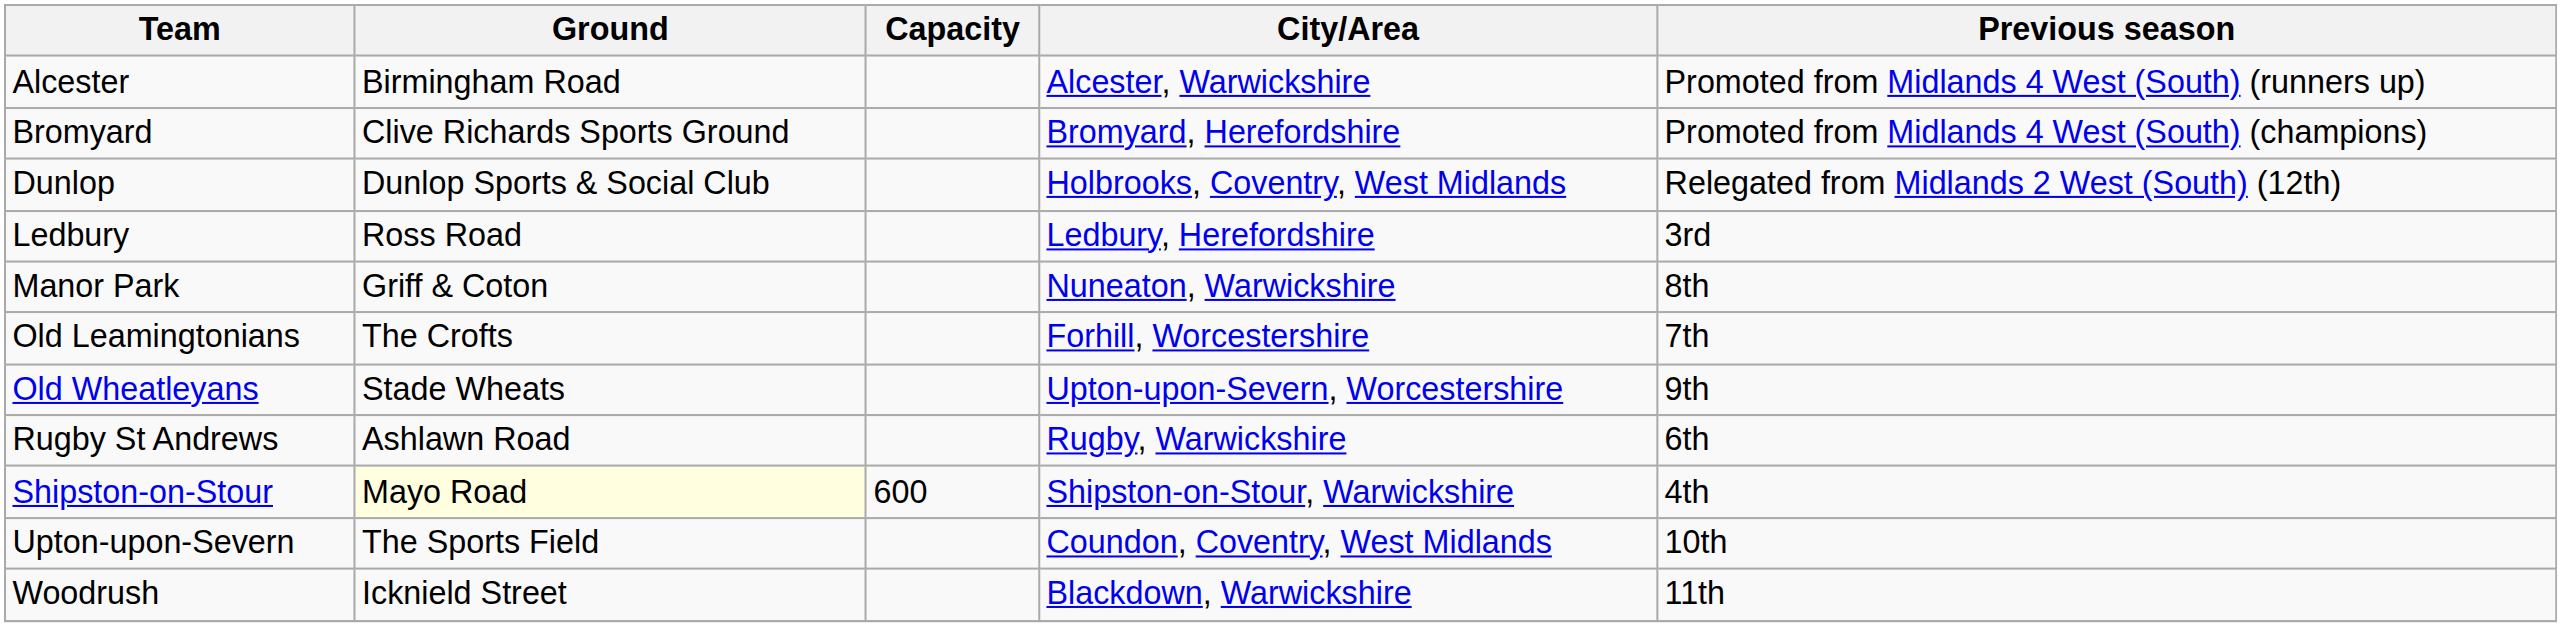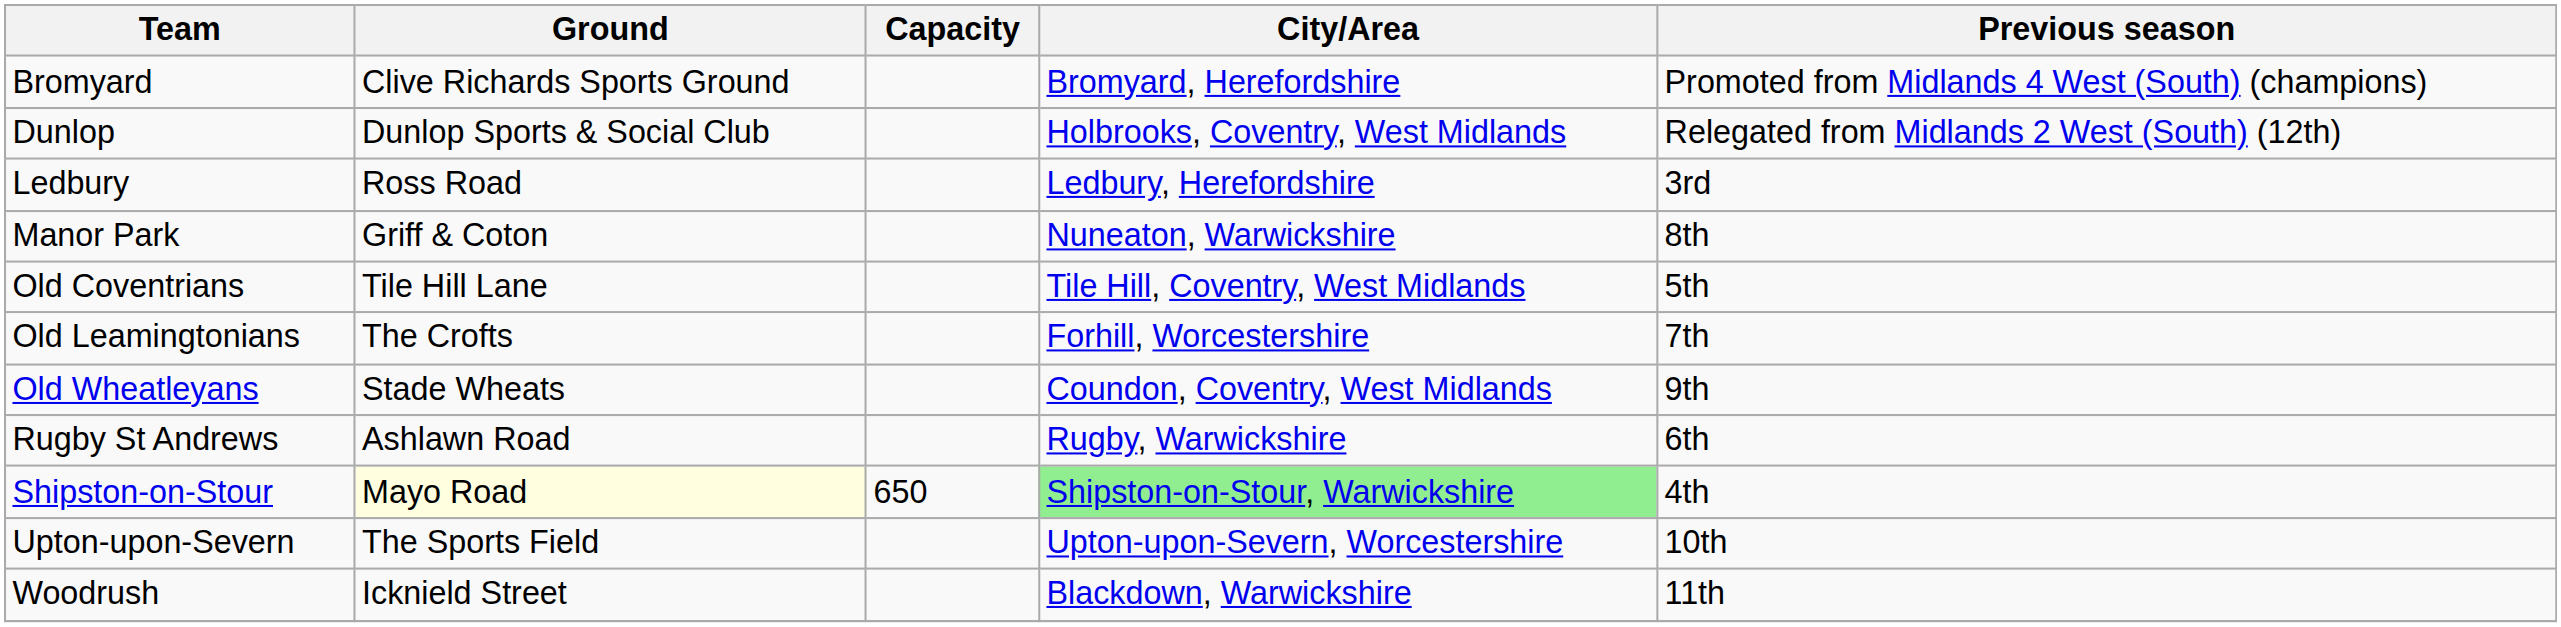- row: (71, 81)
+ row: (128, 286)
(1305, 388) Upton-upon-Severn, Worcestershire -> (1299, 388) Coundon, Coventry, West Midlands
(900, 491) 600 -> (900, 491) 650
(1280, 491) no background -> (1280, 491) lightgreen background
(1299, 542) Coundon, Coventry, West Midlands -> (1305, 542) Upton-upon-Severn, Worcestershire
